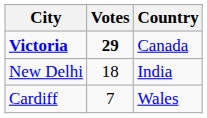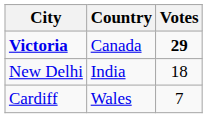columns swapped: (168, 17) <-> (110, 17)
